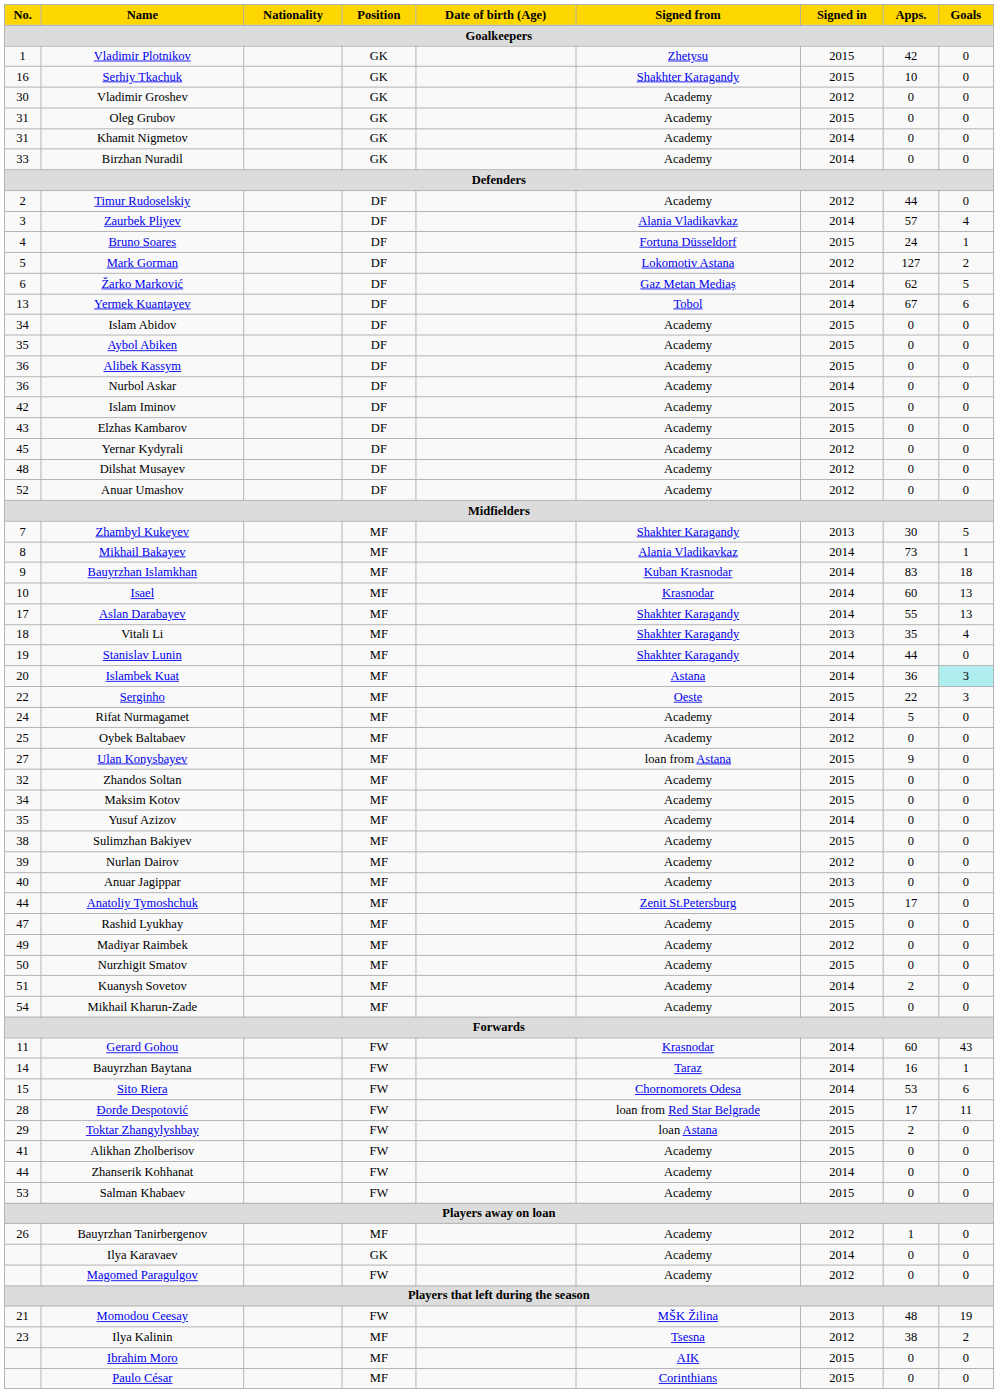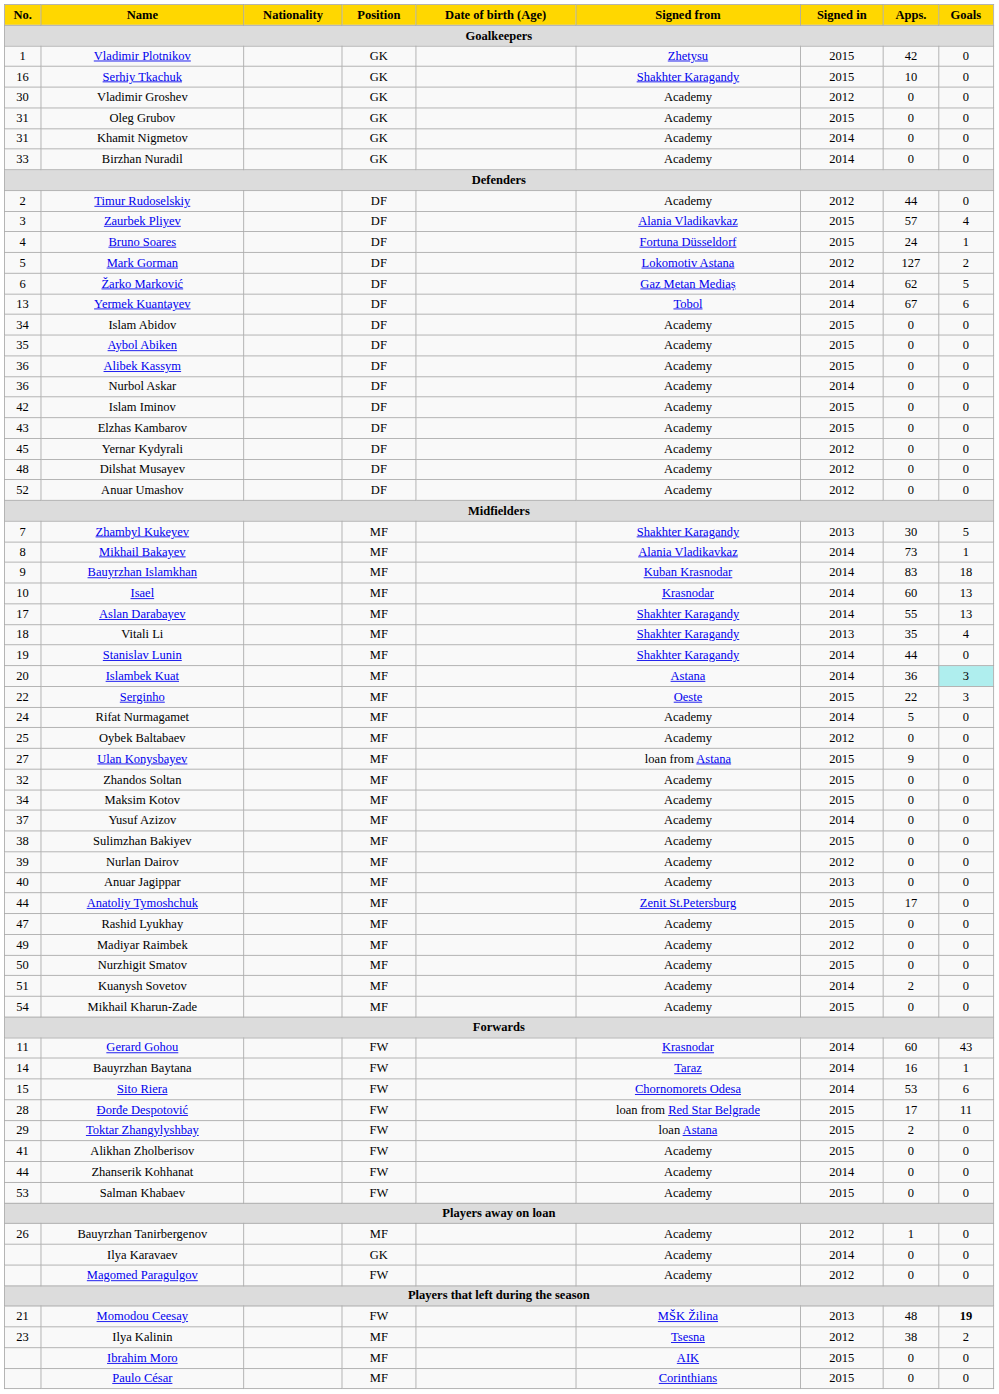(842, 221) 2014 -> (842, 221) 2015
(23, 821) 35 -> (23, 821) 37
(966, 1316) normal -> (966, 1316) bold
